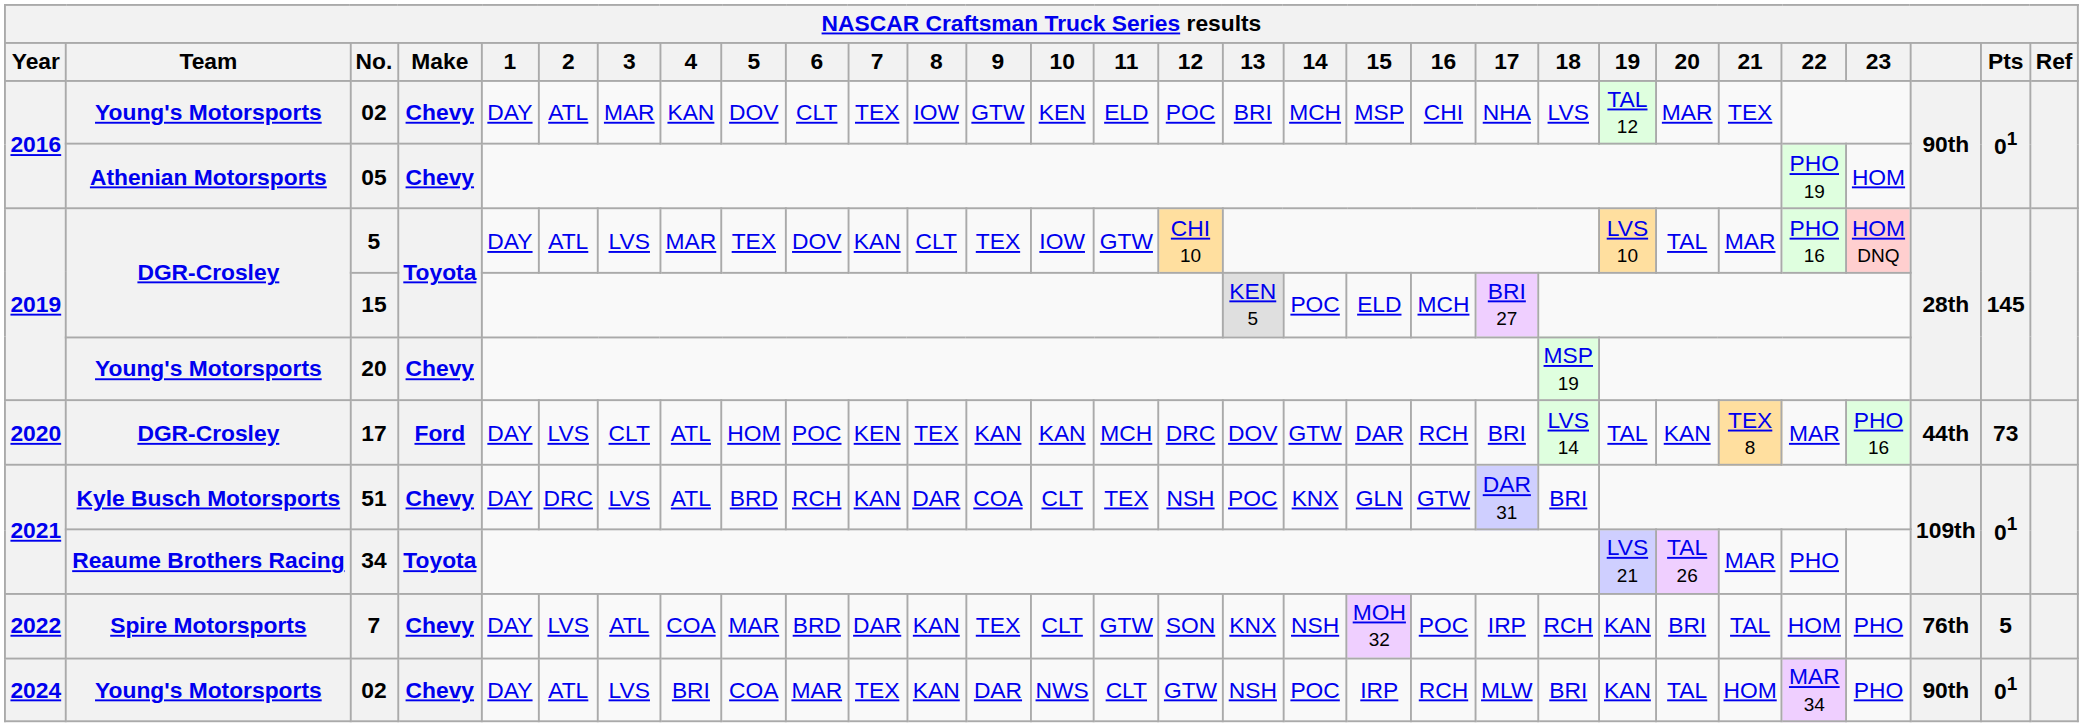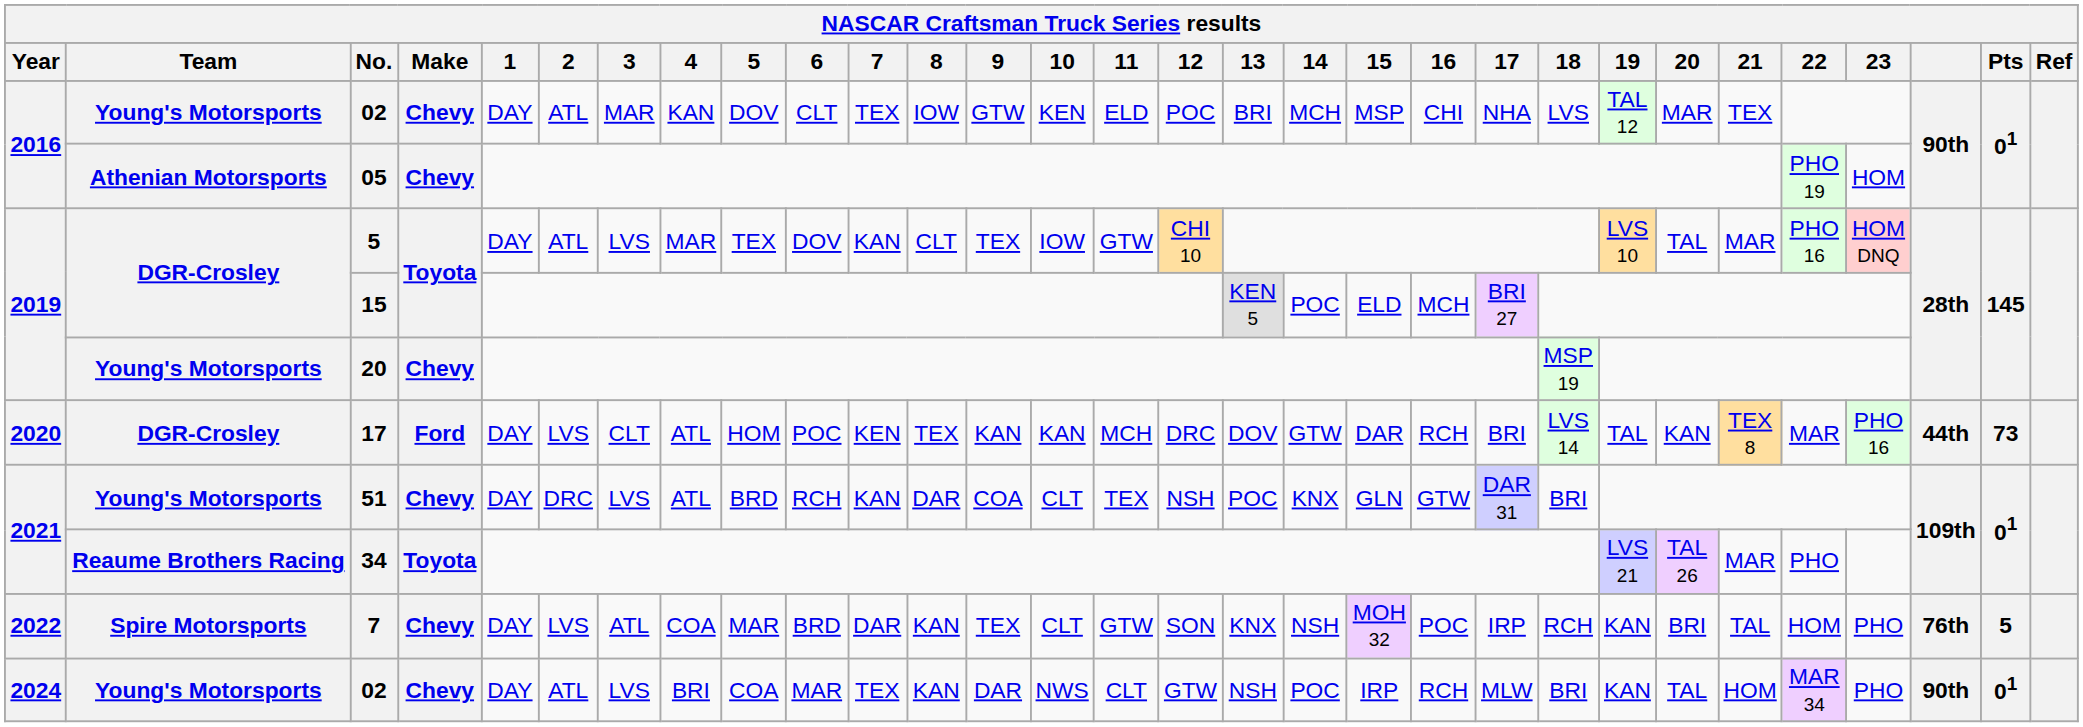(208, 497) Kyle Busch Motorsports -> (208, 497) Young's Motorsports
